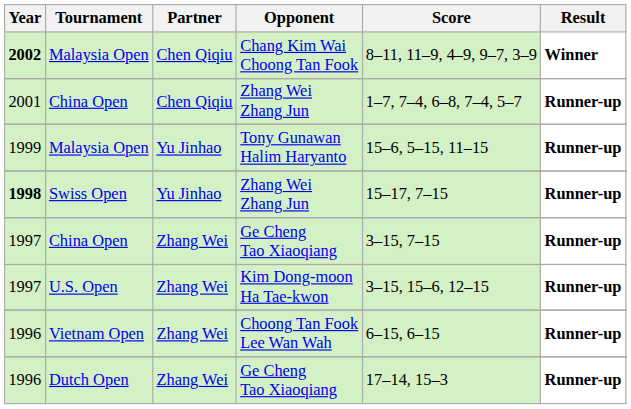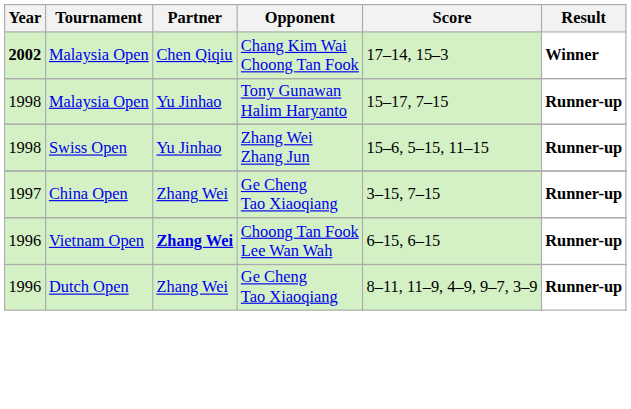(451, 55) 8–11, 11–9, 4–9, 9–7, 3–9 -> (408, 55) 17–14, 15–3
- row: (88, 101)
(25, 148) 1999 -> (25, 101) 1998
(427, 148) 15–6, 5–15, 11–15 -> (408, 101) 15–17, 7–15
(25, 194) bold -> (25, 148) normal
(407, 194) 15–17, 7–15 -> (428, 148) 15–6, 5–15, 11–15
- row: (83, 287)
(192, 333) normal -> (195, 241) bold
(407, 380) 17–14, 15–3 -> (452, 287) 8–11, 11–9, 4–9, 9–7, 3–9
